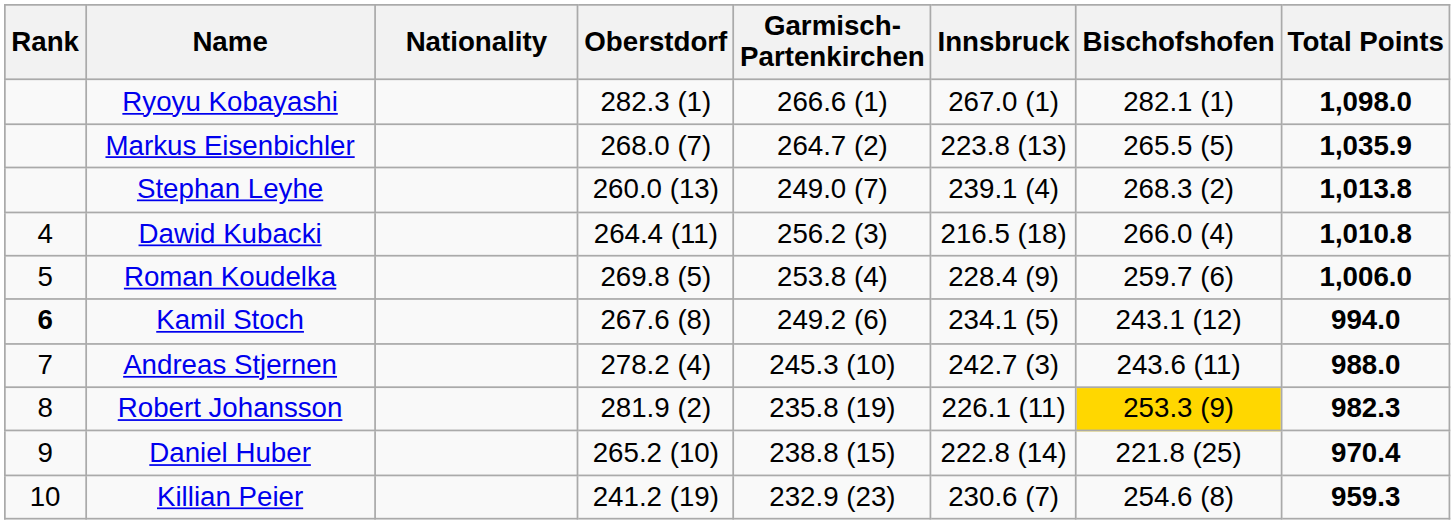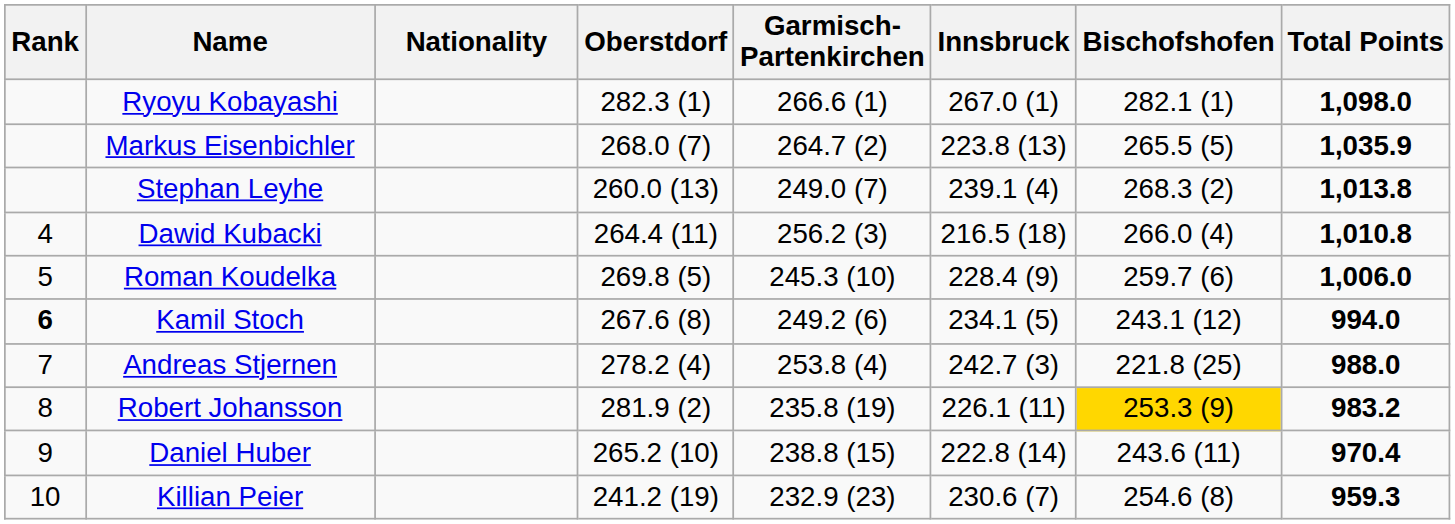(832, 277) 253.8 (4) -> (832, 277) 245.3 (10)
(832, 364) 245.3 (10) -> (832, 364) 253.8 (4)
(1179, 364) 243.6 (11) -> (1179, 364) 221.8 (25)
(1366, 408) 982.3 -> (1366, 408) 983.2
(1179, 452) 221.8 (25) -> (1179, 452) 243.6 (11)
